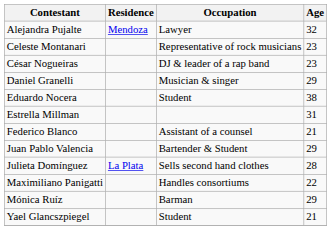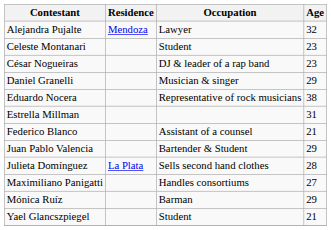(230, 47) Representative of rock musicians -> (175, 47) Student
(175, 98) Student -> (230, 98) Representative of rock musicians
(312, 183) 22 -> (312, 183) 27
